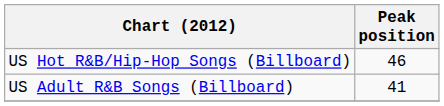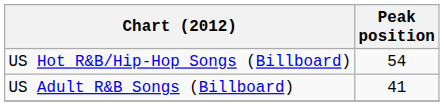(397, 62) 46 -> (397, 62) 54
